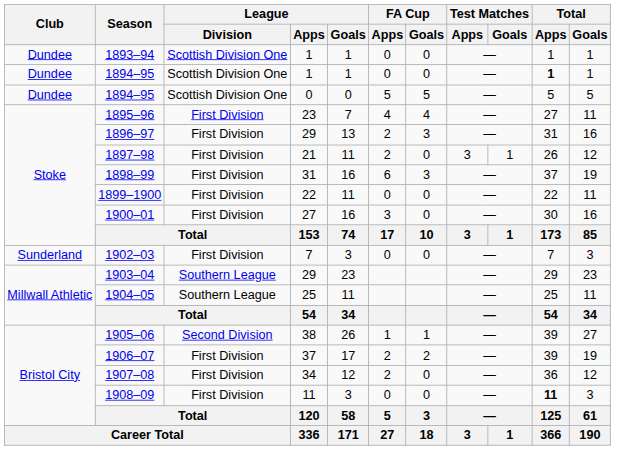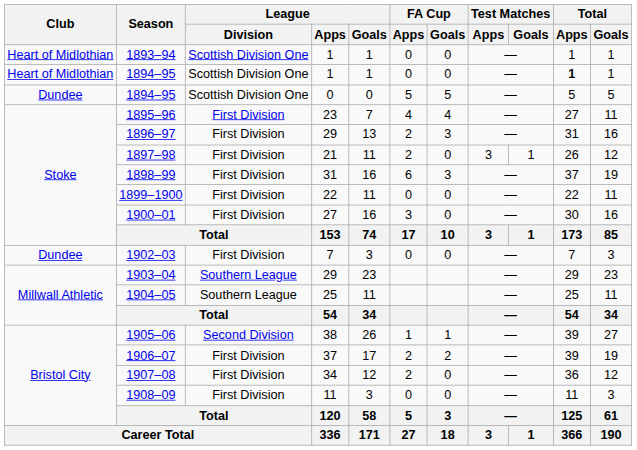(50, 54) Dundee -> (60, 54) Heart of Midlothian
(50, 74) Dundee -> (60, 74) Heart of Midlothian
(50, 255) Sunderland -> (60, 255) Dundee
(551, 395) bold -> (572, 395) normal
